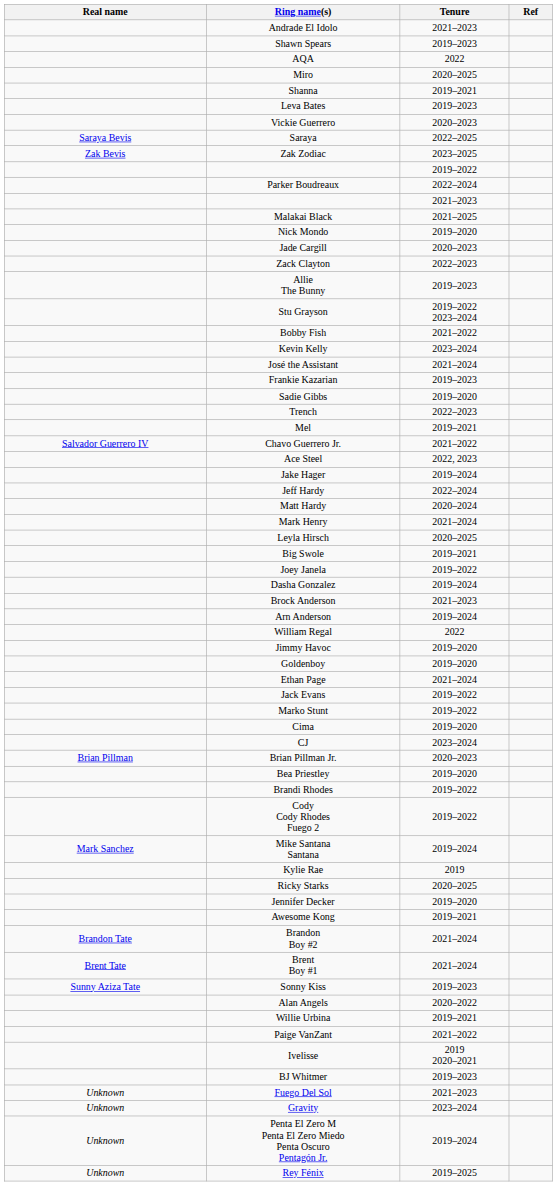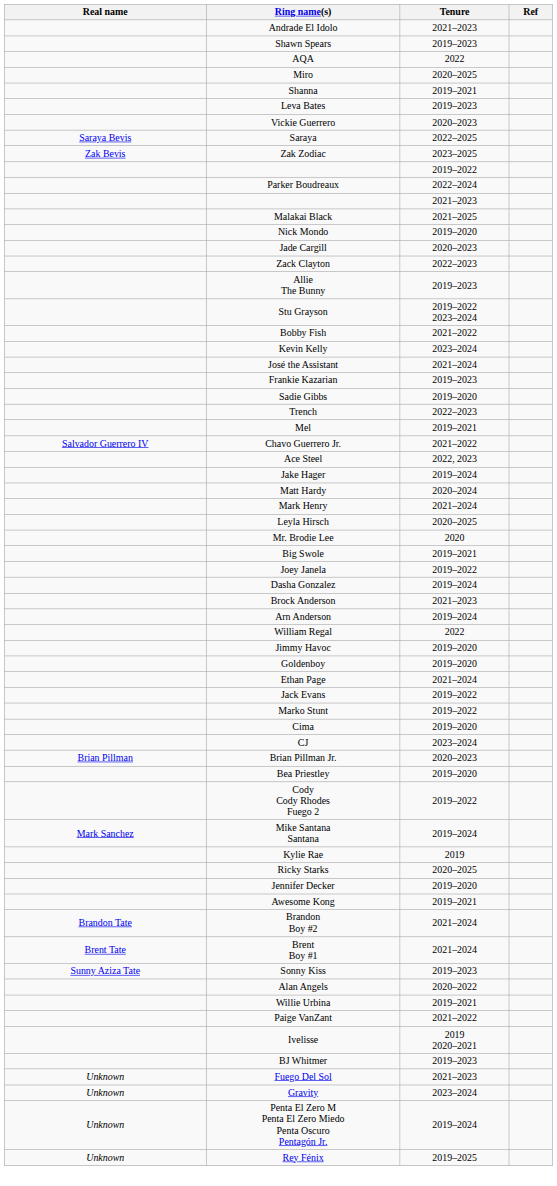- row: (303, 490)
+ row: (303, 538)
- row: (303, 789)
